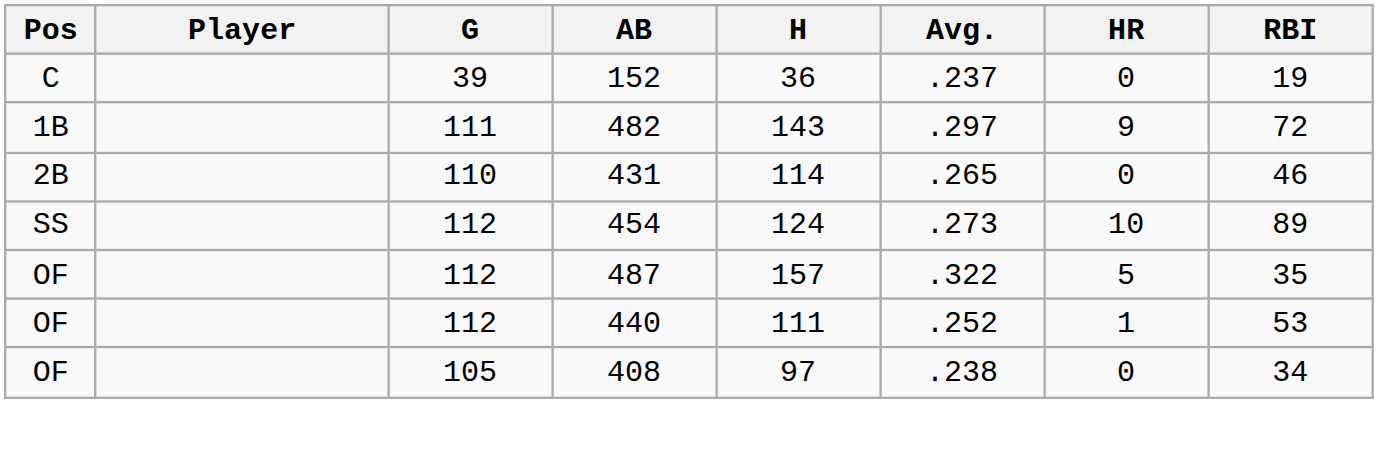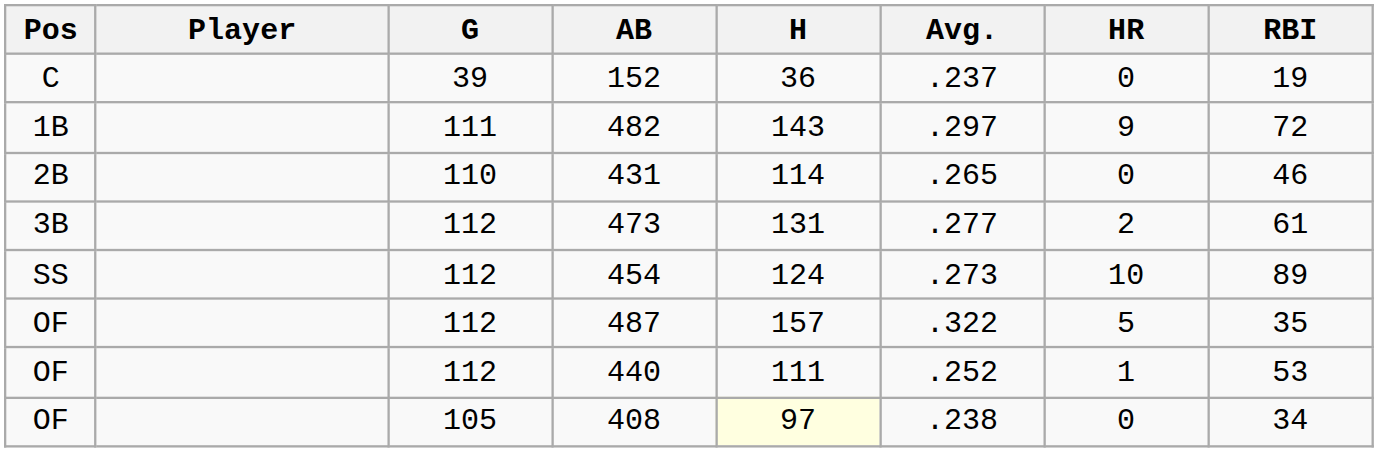+ row: (634, 225)
(798, 372) no background -> (798, 421) lightyellow background
